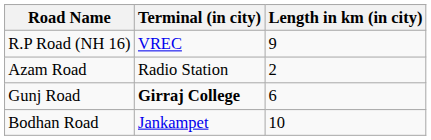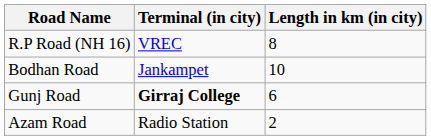(273, 43) 9 -> (273, 43) 8
rows swapped: (53, 122) <-> (47, 69)
